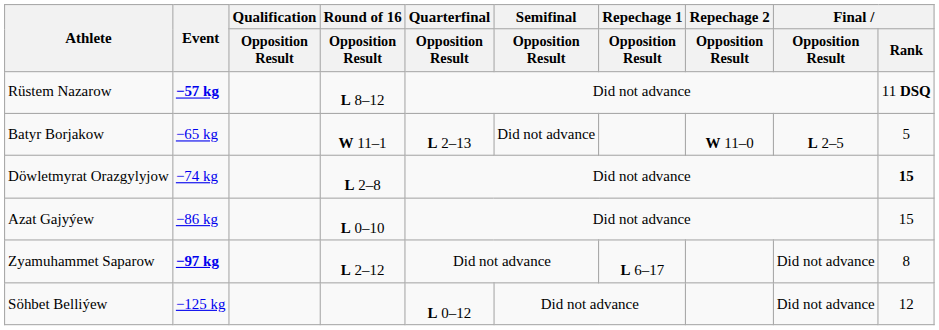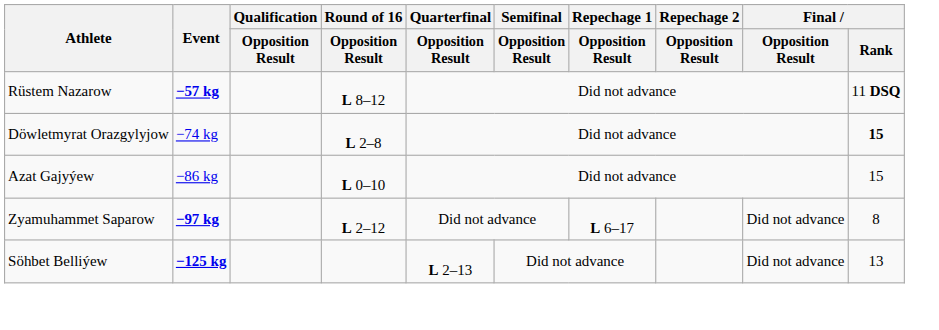- row: (56, 134)
(201, 303) normal -> (201, 261) bold
(449, 312) L 0–12 -> (450, 269) L 2–13
(906, 303) 12 -> (876, 261) 13
